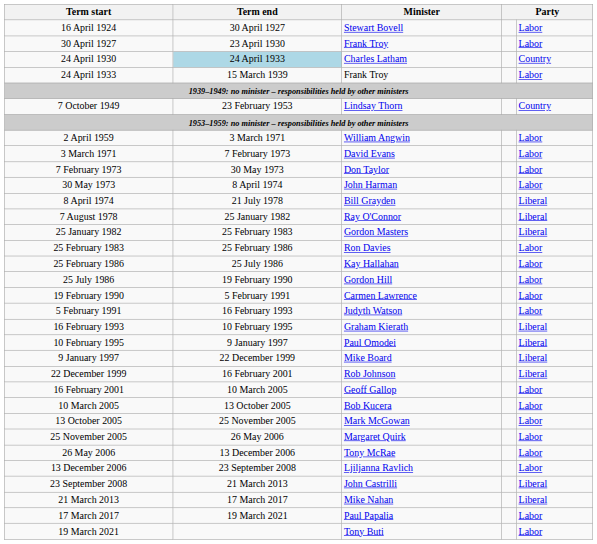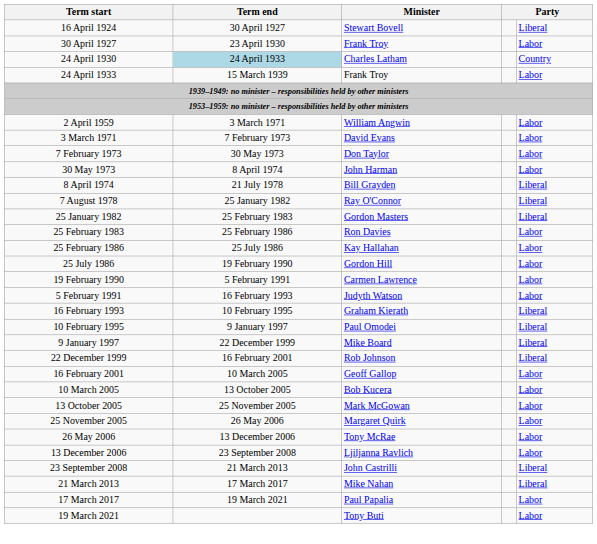(530, 28) Labor -> (533, 28) Liberal
- row: (89, 106)
